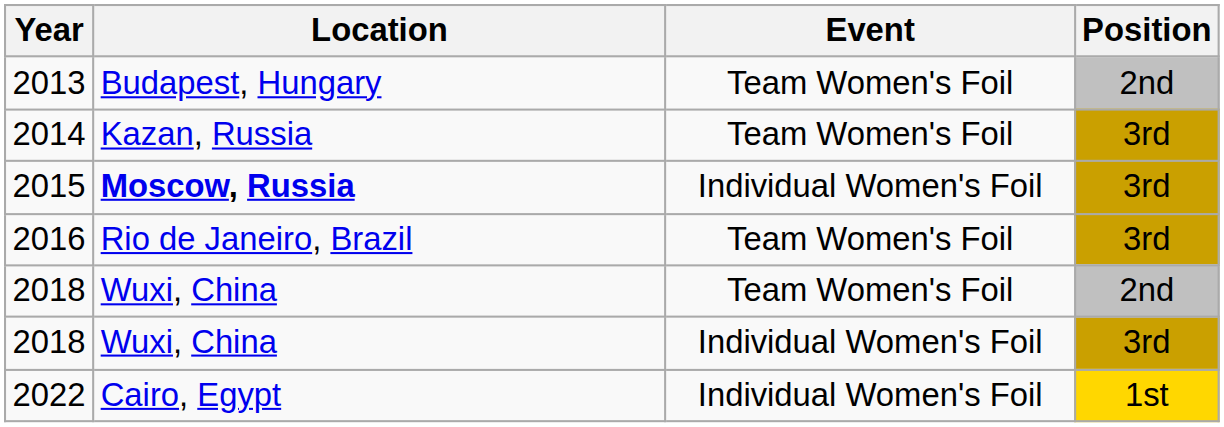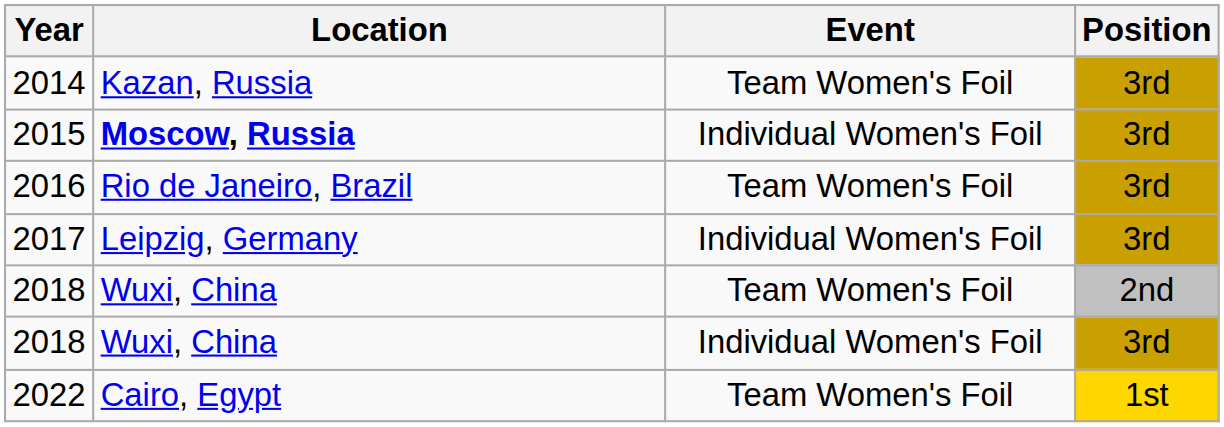- row: (49, 82)
+ row: (49, 238)
(870, 394) Individual Women's Foil -> (870, 394) Team Women's Foil
